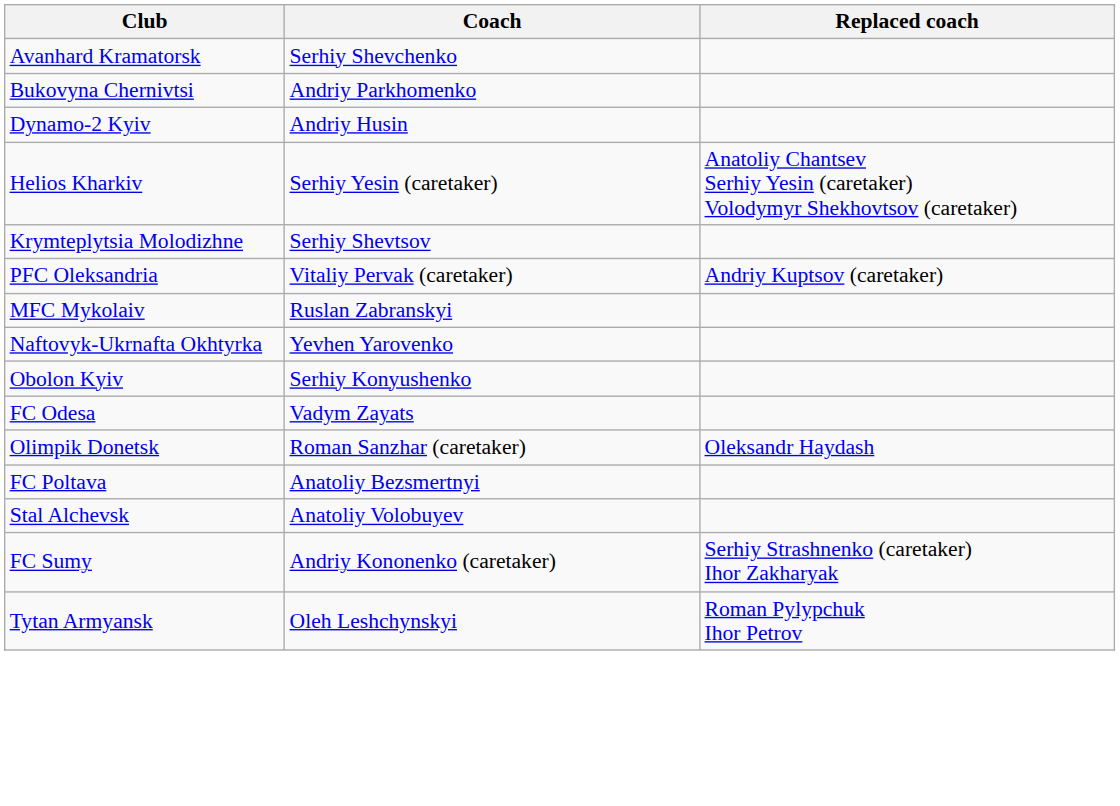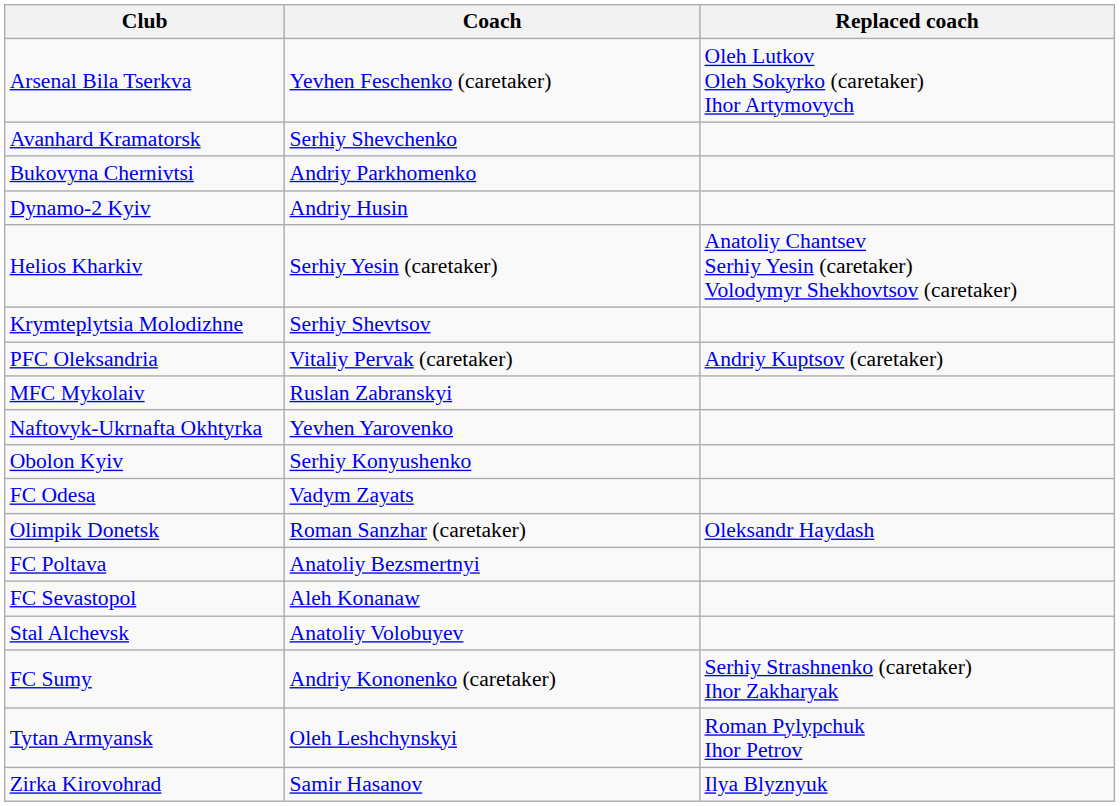+ row: (100, 80)
+ row: (73, 598)
+ row: (86, 784)
